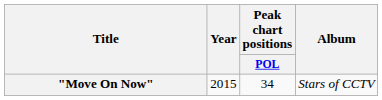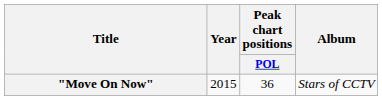(267, 84) 34 -> (267, 84) 36
